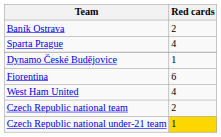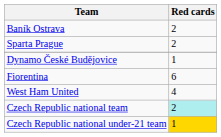(174, 44) 4 -> (174, 44) 2
(174, 108) no background -> (174, 108) paleturquoise background
